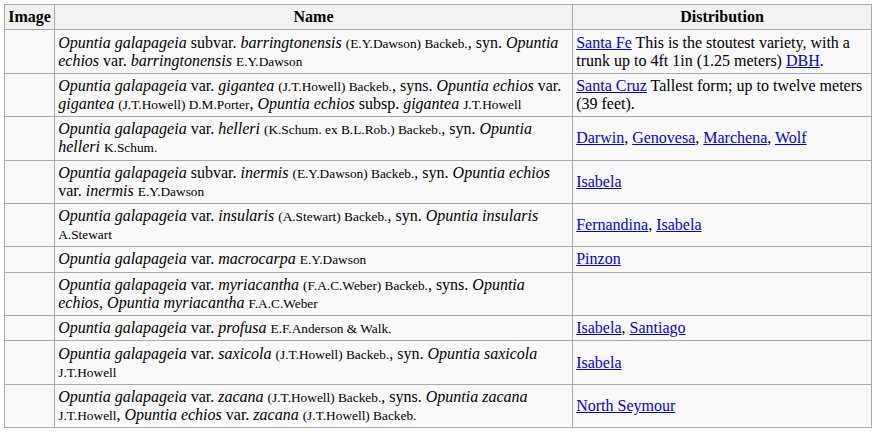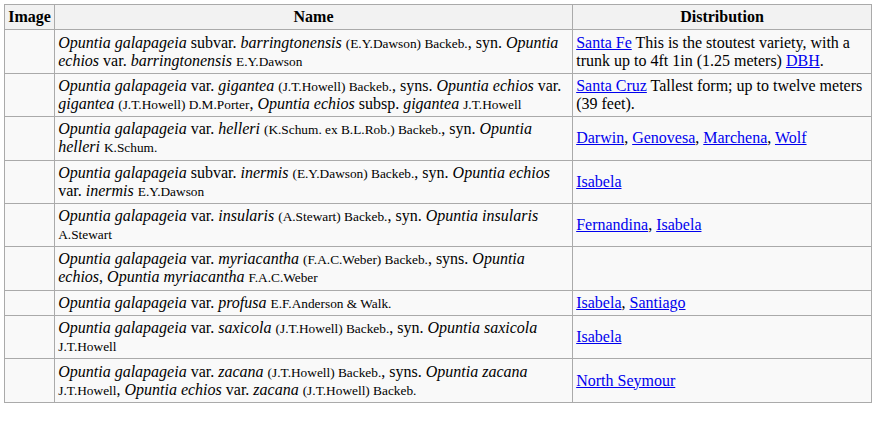- row: (212, 259)
